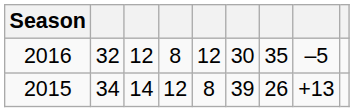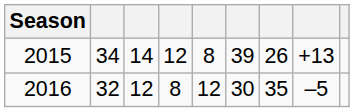rows swapped: (48, 55) <-> (48, 89)
